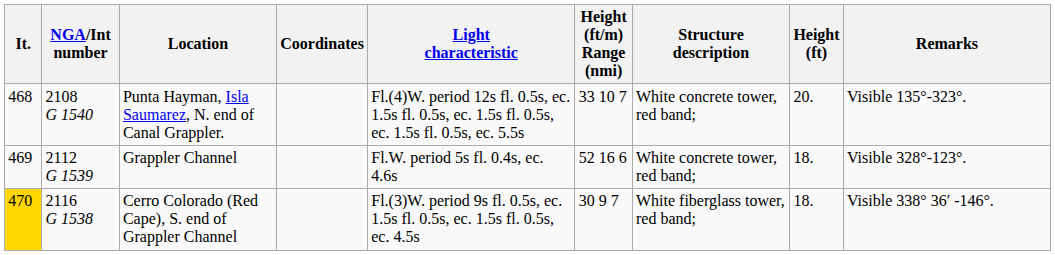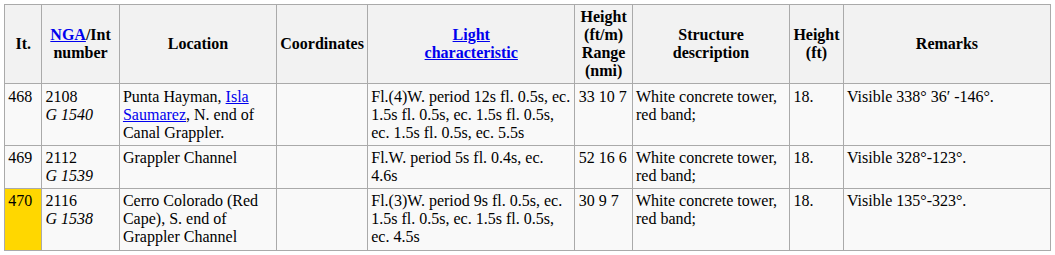(803, 96) 20. -> (803, 96) 18.
(907, 96) Visible 135°-323°. -> (920, 96) Visible 338° 36′ -146°.
(710, 210) White fiberglass tower, red band; -> (707, 210) White concrete tower, red band;
(920, 201) Visible 338° 36′ -146°. -> (907, 201) Visible 135°-323°.
